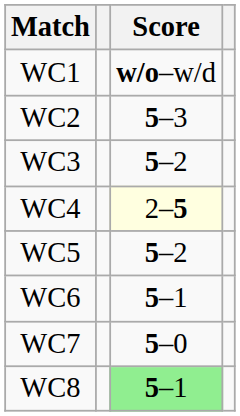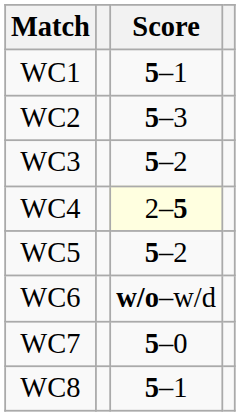(166, 72) w/o–w/d -> (166, 72) 5–1
(166, 298) 5–1 -> (166, 298) w/o–w/d
(166, 388) lightgreen background -> (166, 388) no background
